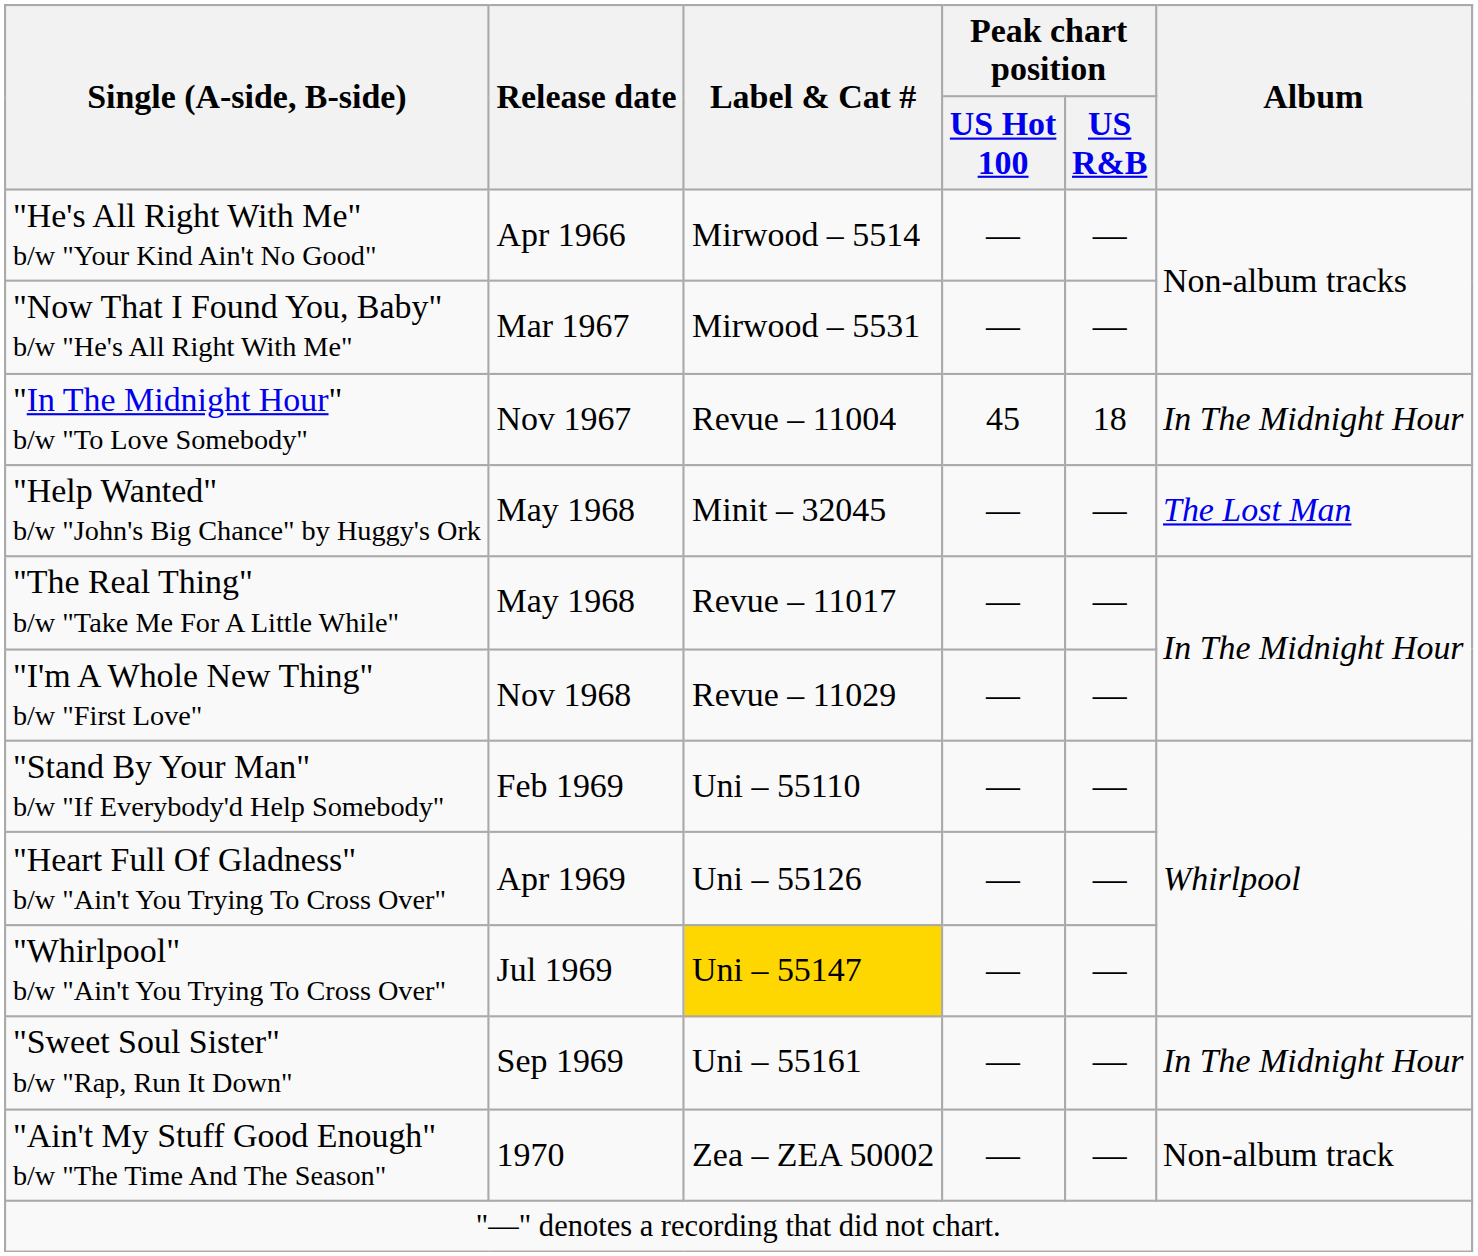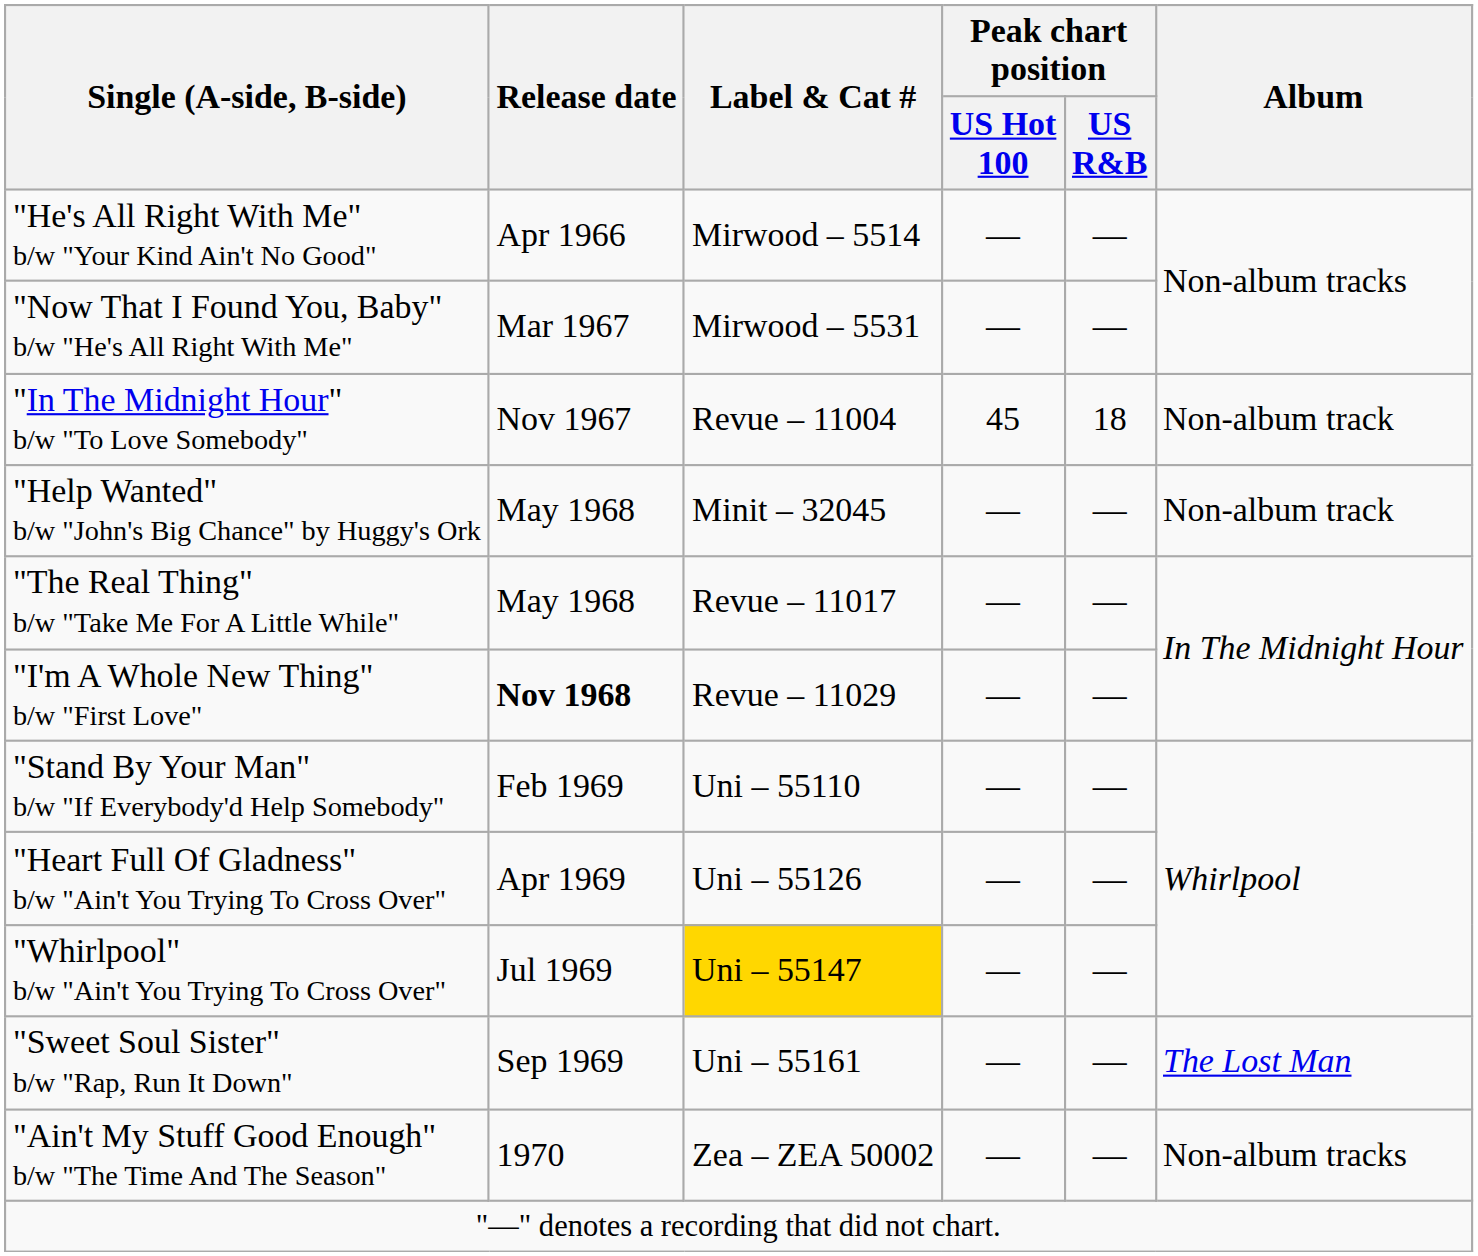(1313, 418) In The Midnight Hour -> (1278, 418) Non-album track
(1257, 510) The Lost Man -> (1278, 510) Non-album track
(564, 694) normal -> (564, 694) bold
(1313, 1061) In The Midnight Hour -> (1257, 1061) The Lost Man
(1278, 1153) Non-album track -> (1285, 1153) Non-album tracks
